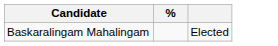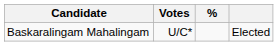+ column: (174, 13)
